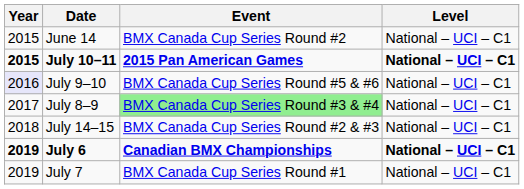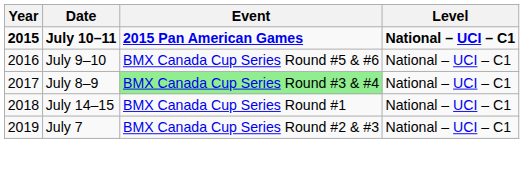- row: (71, 38)
(23, 83) lavender background -> (23, 61) no background
(251, 128) BMX Canada Cup Series Round #2 & #3 -> (235, 105) BMX Canada Cup Series Round #1
- row: (66, 150)
(235, 172) BMX Canada Cup Series Round #1 -> (251, 128) BMX Canada Cup Series Round #2 & #3
